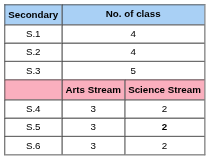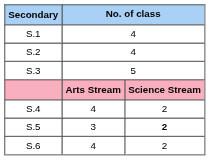(93, 109) 3 -> (93, 109) 4
(93, 145) 3 -> (93, 145) 4
